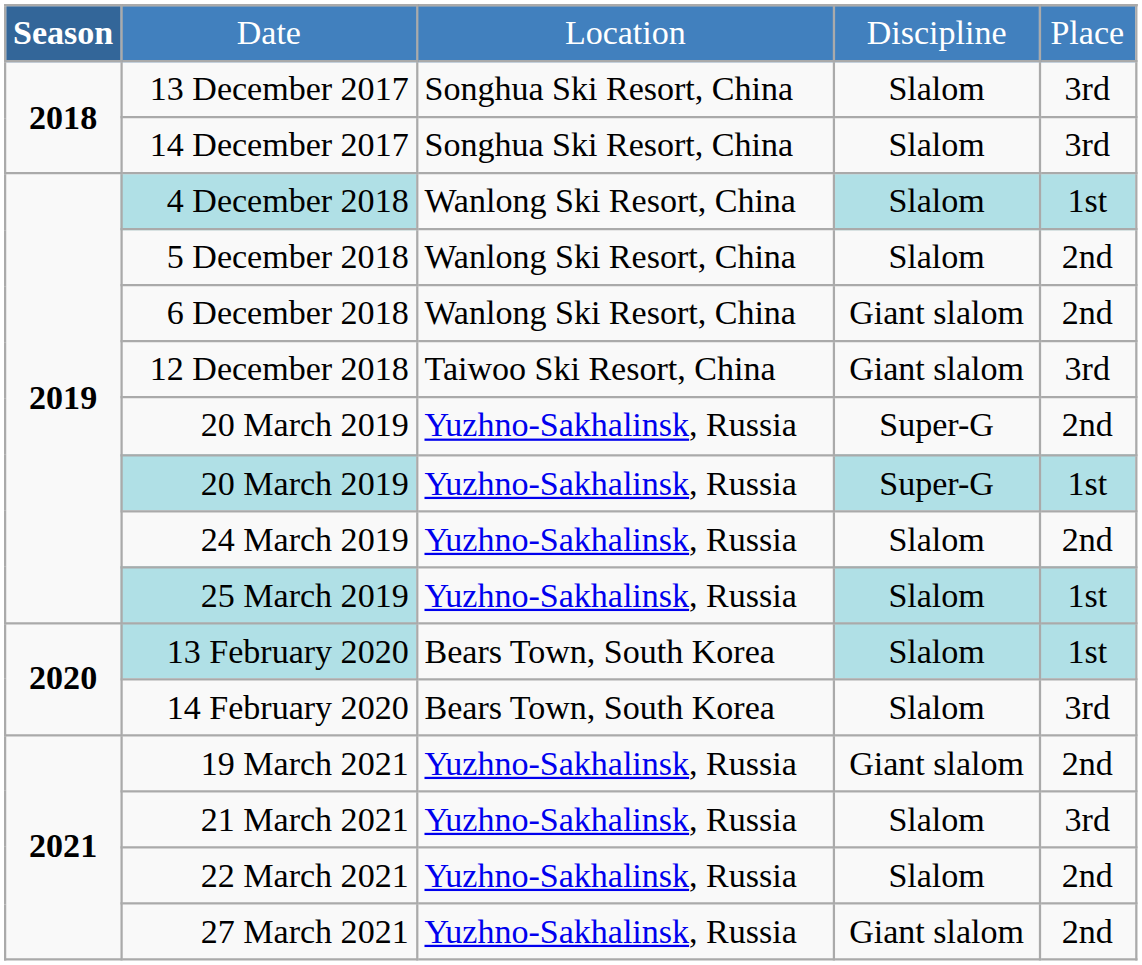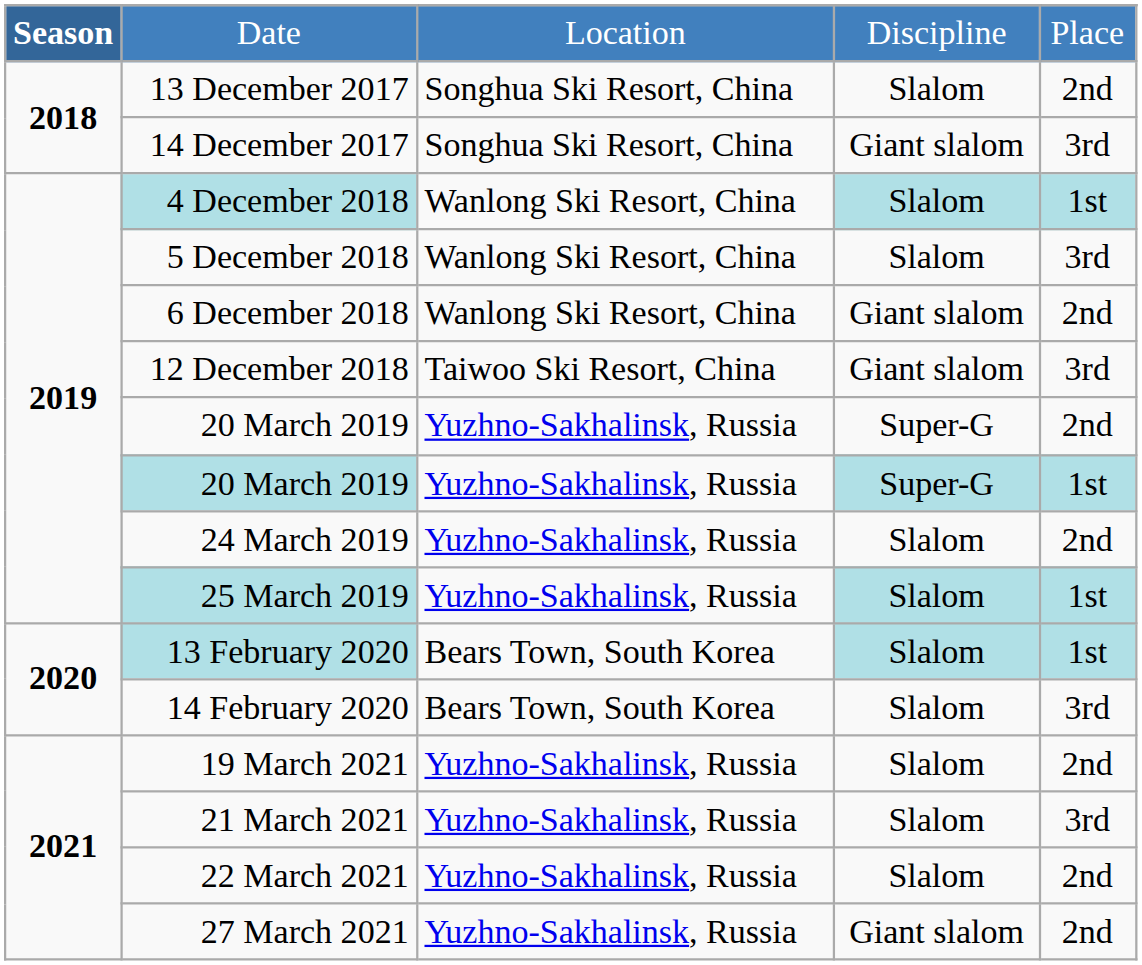(1087, 88) 3rd -> (1087, 88) 2nd
(937, 145) Slalom -> (937, 145) Giant slalom
(1087, 257) 2nd -> (1087, 257) 3rd
(937, 762) Giant slalom -> (937, 762) Slalom
